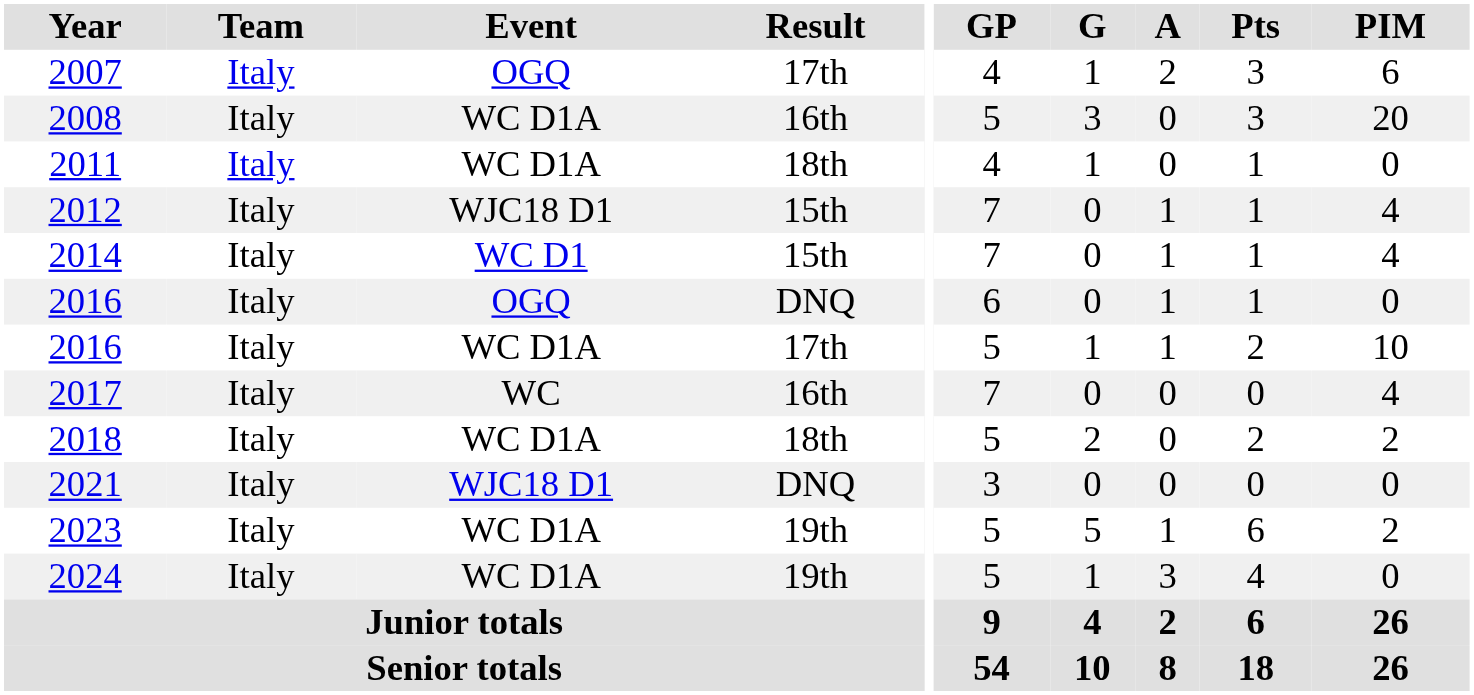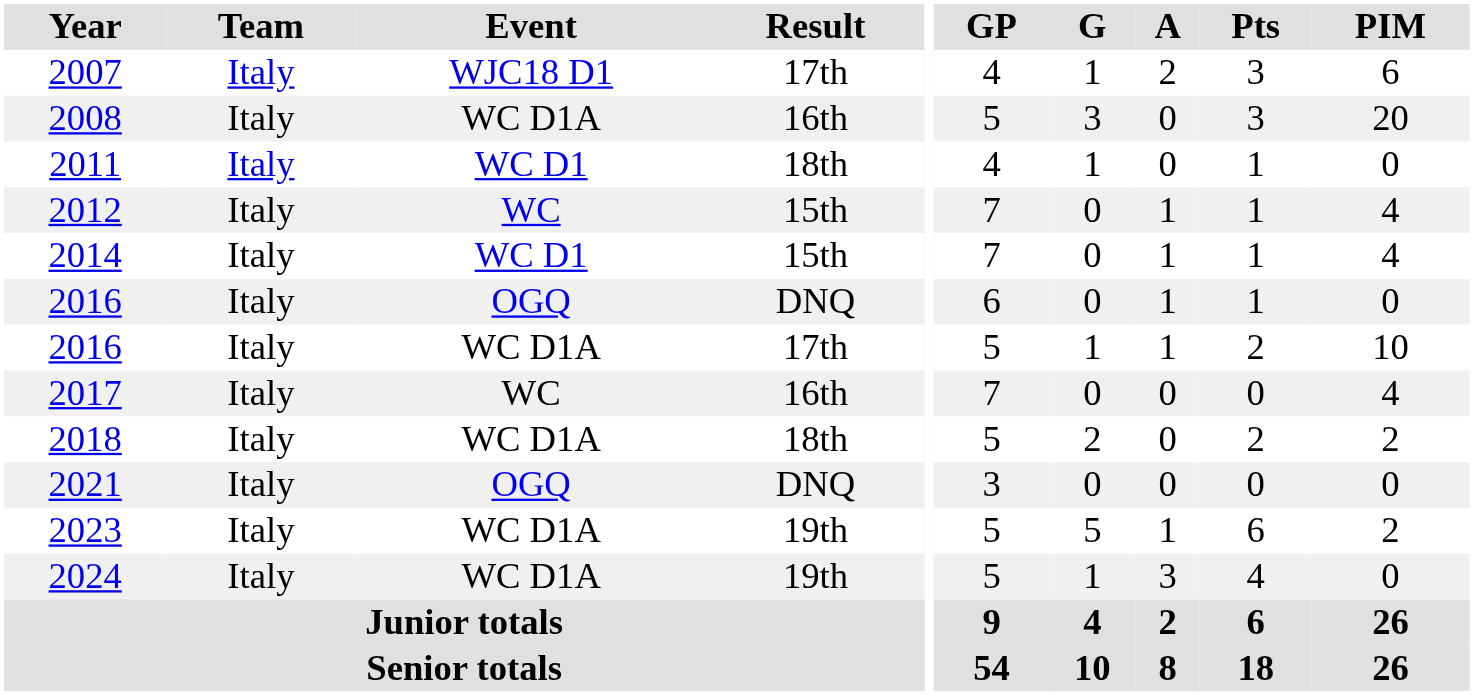(531, 72) OGQ -> (531, 72) WJC18 D1
(531, 163) WC D1A -> (531, 163) WC D1
(531, 209) WJC18 D1 -> (531, 209) WC
(531, 484) WJC18 D1 -> (531, 484) OGQ
